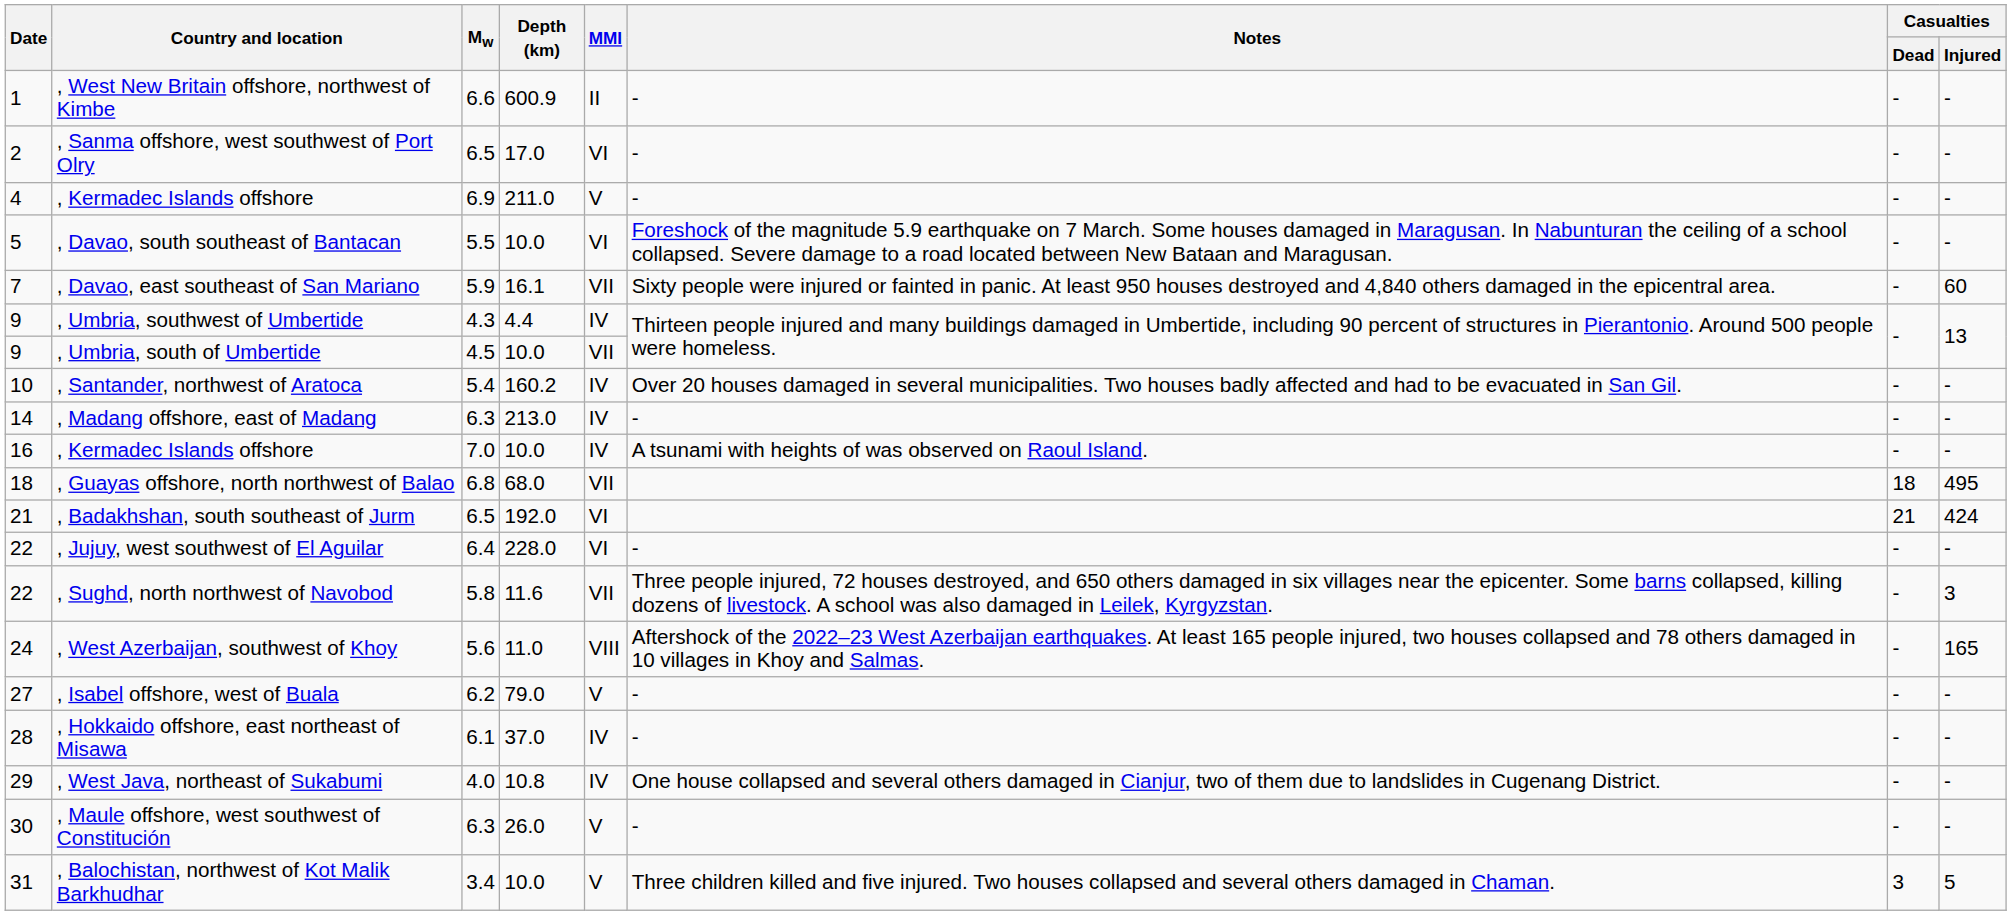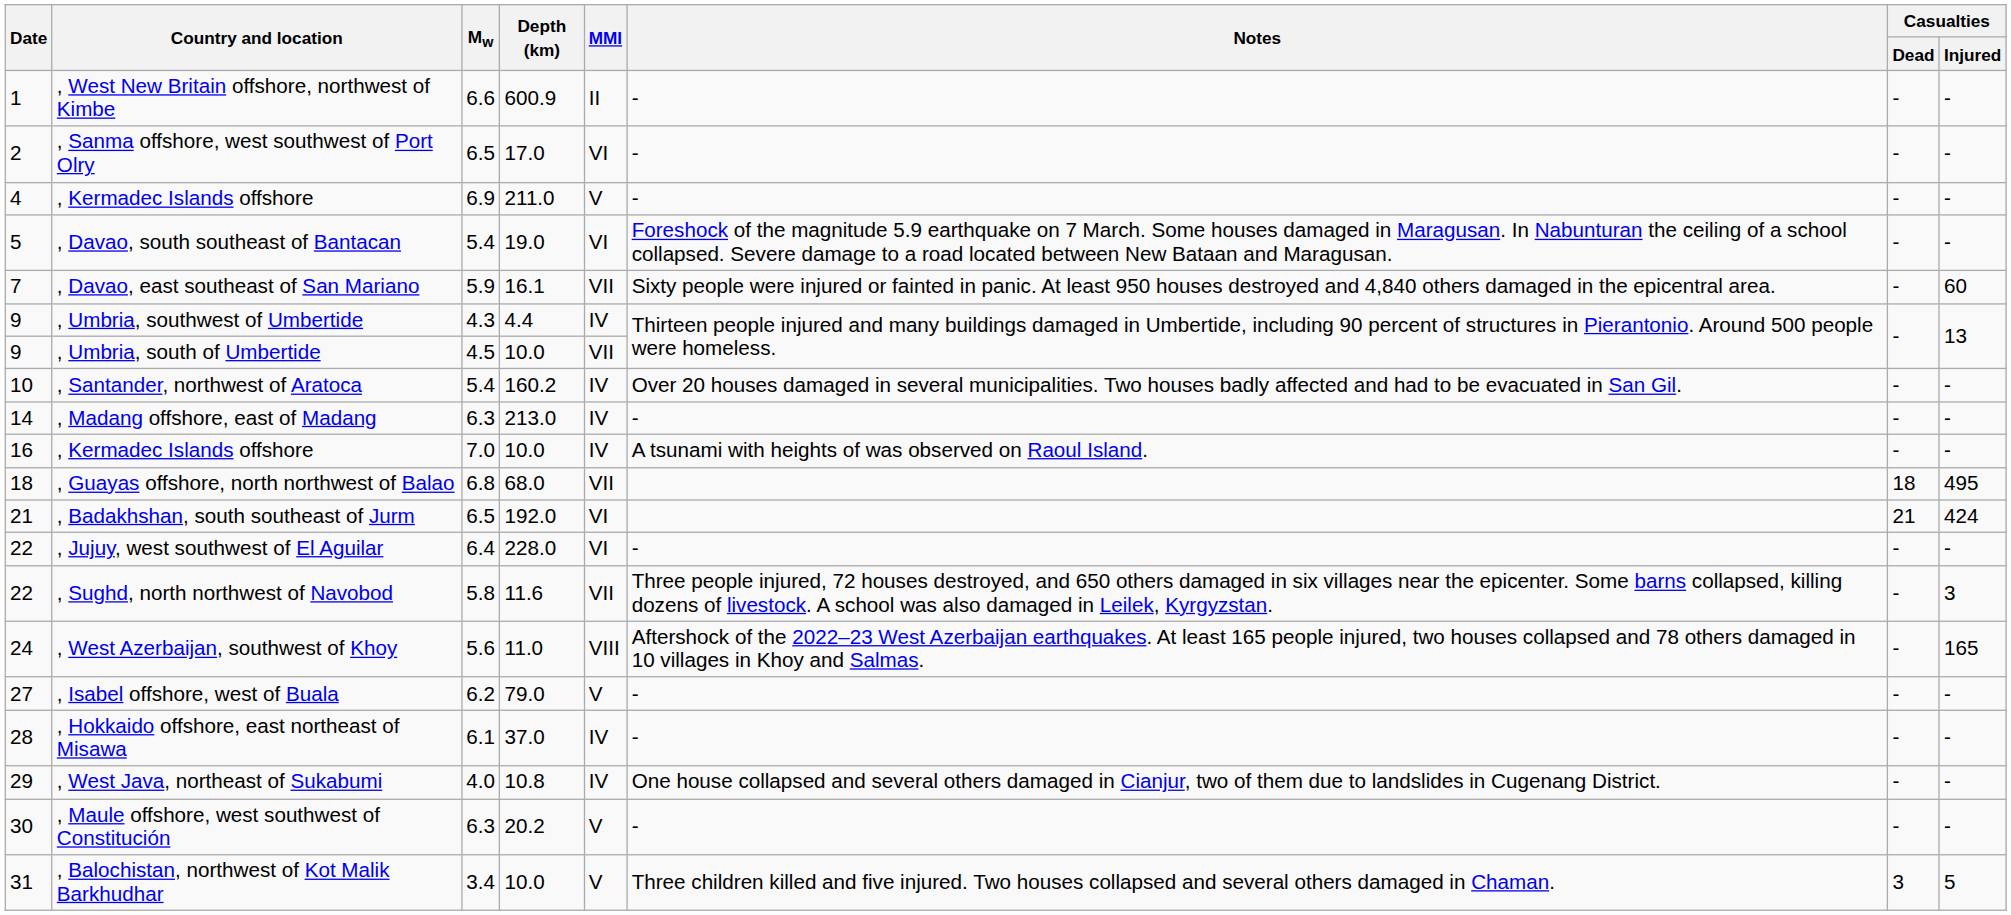(481, 242) 5.5 -> (481, 242) 5.4
(525, 242) 10.0 -> (525, 242) 19.0
(525, 826) 26.0 -> (525, 826) 20.2
